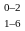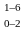rows swapped: (12, 23) <-> (12, 8)
